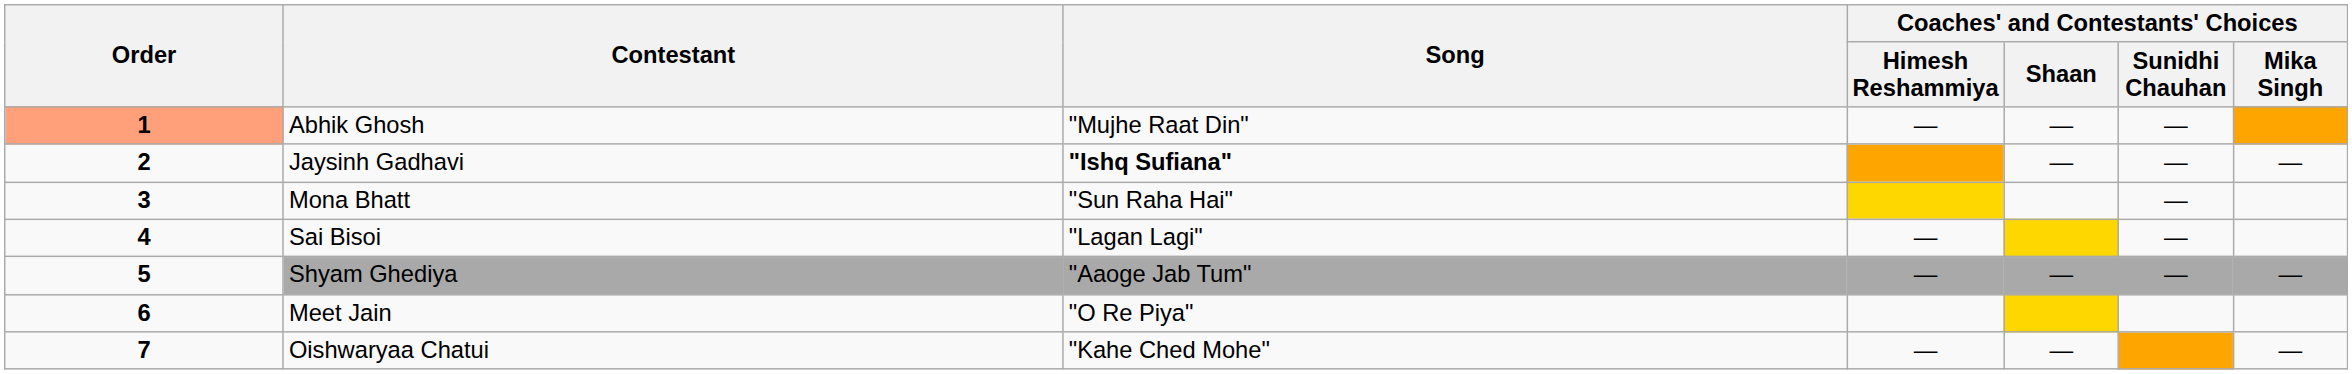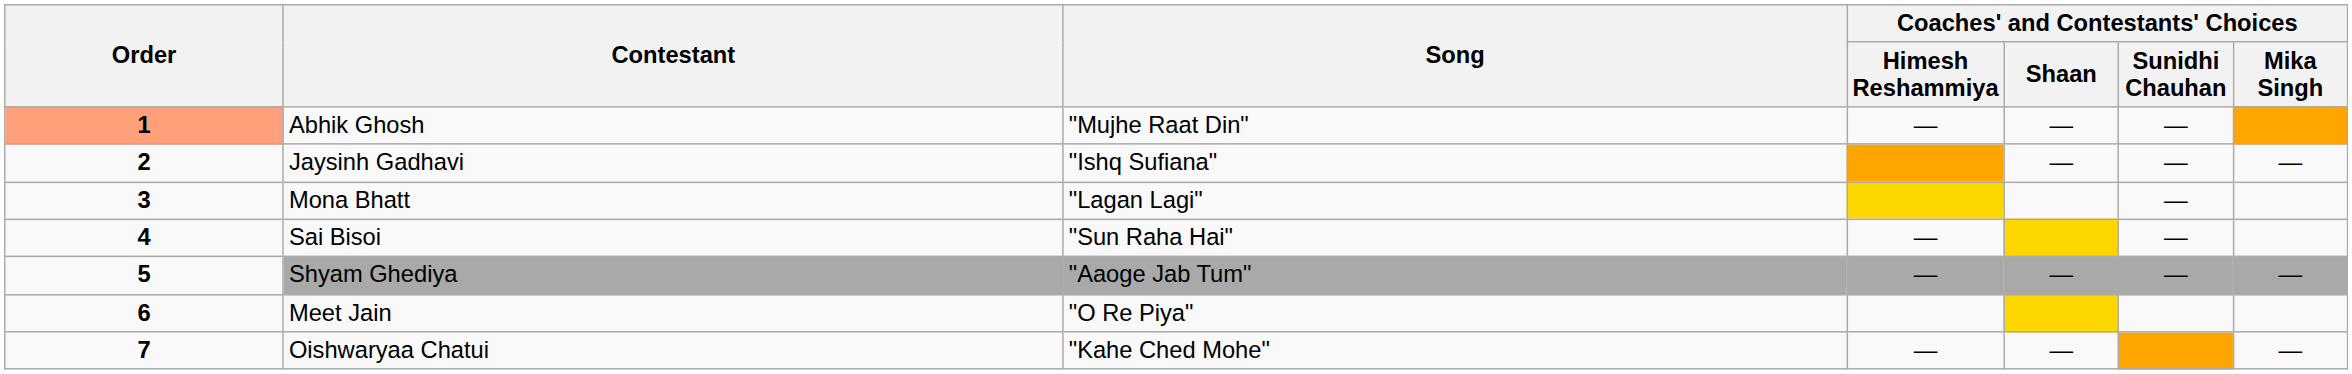(1150, 162) bold -> (1143, 162) normal
(1151, 200) "Sun Raha Hai" -> (1136, 200) "Lagan Lagi"
(1136, 237) "Lagan Lagi" -> (1151, 237) "Sun Raha Hai"
